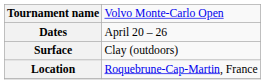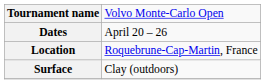rows swapped: (53, 50) <-> (53, 69)
